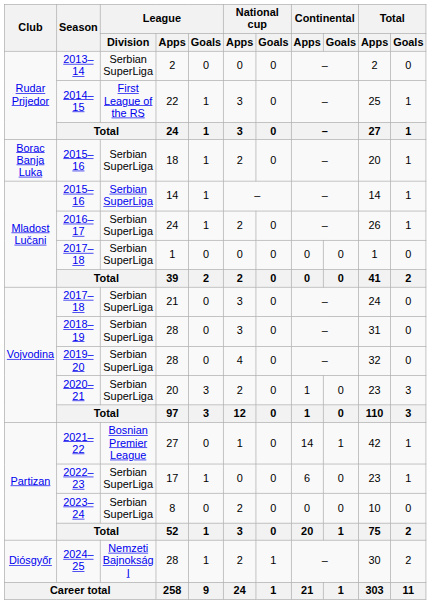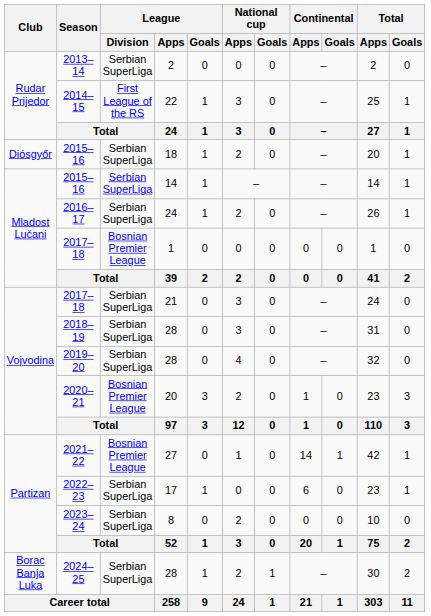(30, 160) Borac Banja Luka -> (30, 154) Diósgyőr
(128, 255) Serbian SuperLiga -> (128, 249) Bosnian Premier League
(128, 390) Serbian SuperLiga -> (128, 396) Bosnian Premier League
(30, 561) Diósgyőr -> (30, 573) Borac Banja Luka
(128, 561) Nemzeti Bajnokság I -> (128, 573) Serbian SuperLiga
